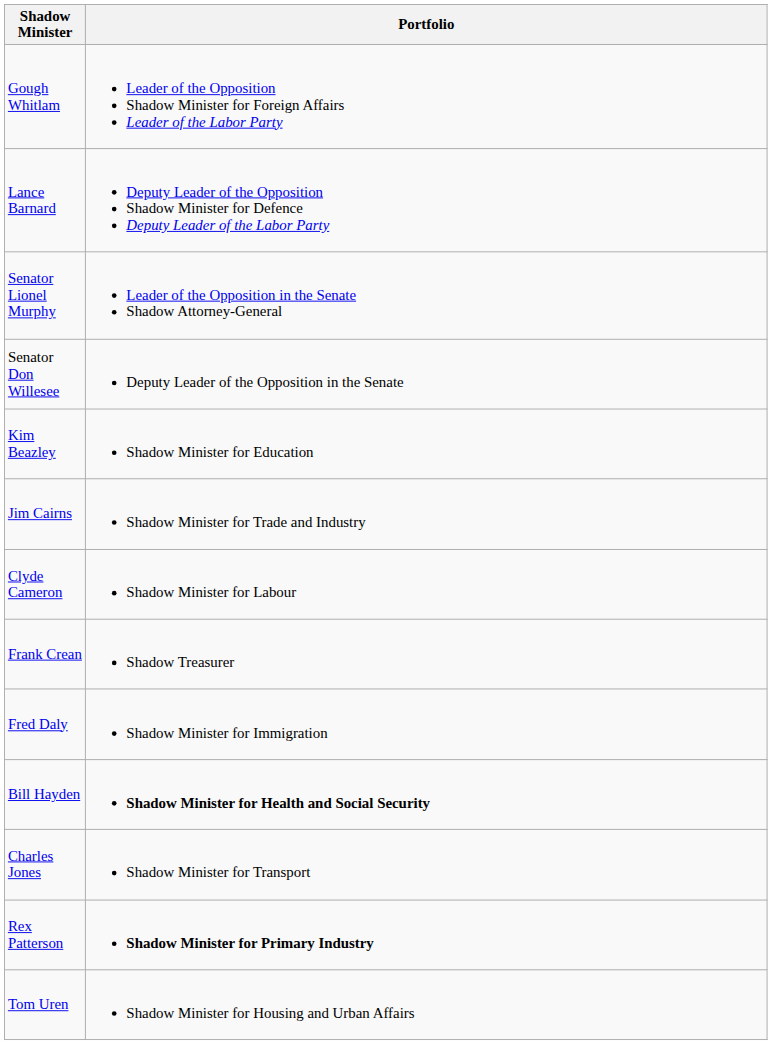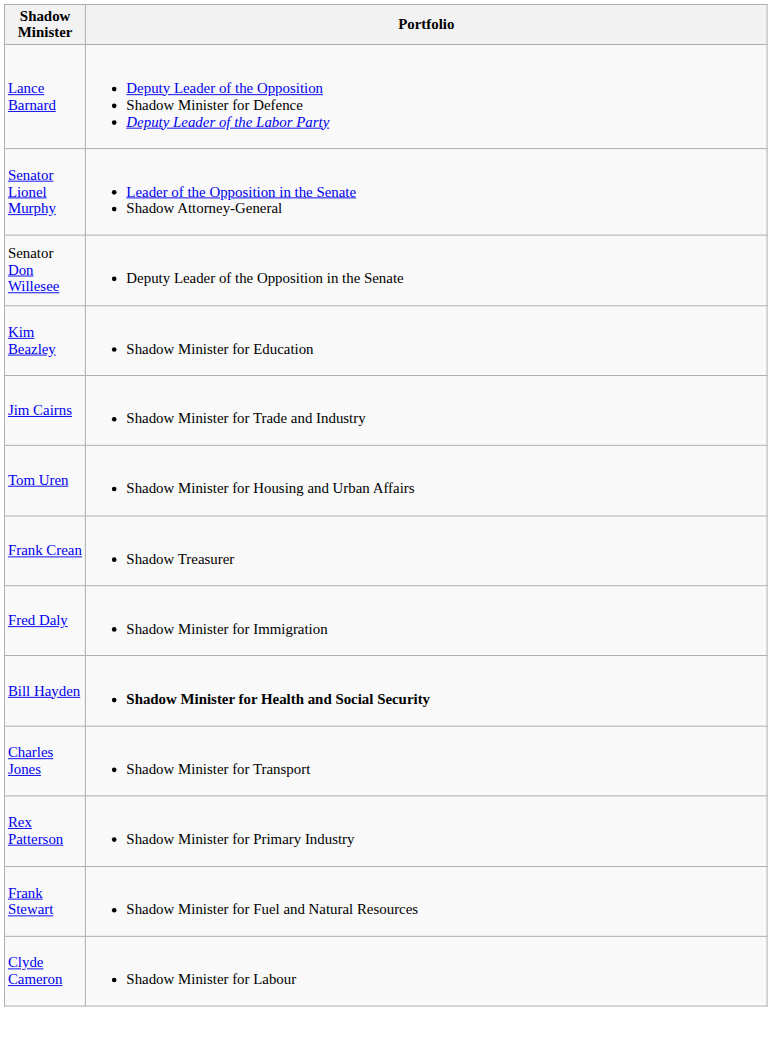- row: (34, 96)
rows swapped: (35, 584) <-> (38, 1004)
(426, 943) bold -> (426, 839) normal
+ row: (31, 901)
